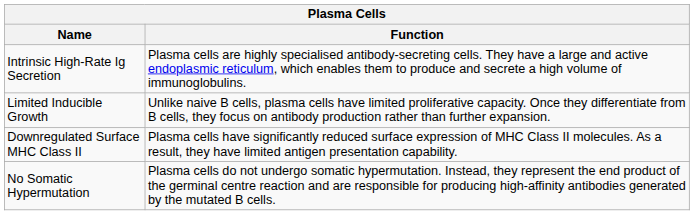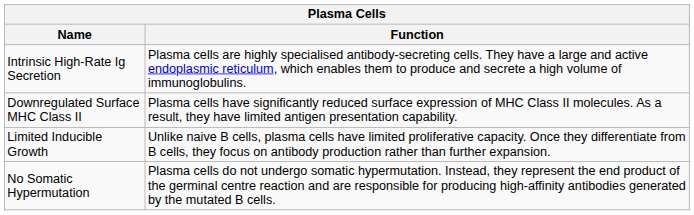rows swapped: (73, 144) <-> (55, 110)
